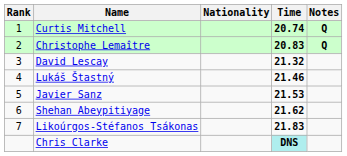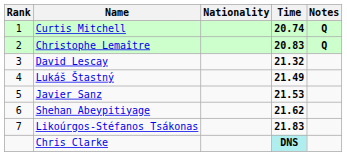(289, 78) 21.46 -> (289, 78) 21.49
